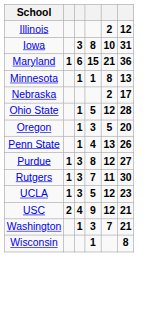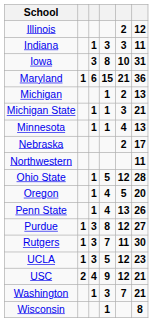+ row: (41, 45)
+ row: (41, 95)
+ row: (41, 111)
(109, 78) 8 -> (124, 128) 4
+ row: (41, 161)
(93, 128) 3 -> (107, 194) 4
